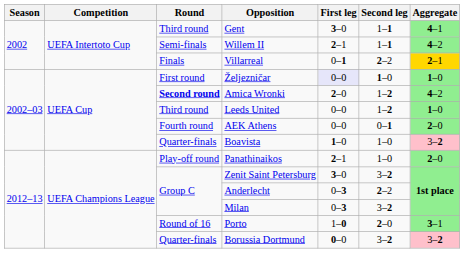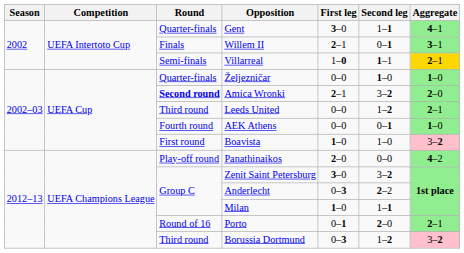(184, 28) Third round -> (188, 28) Quarter-finals
(183, 45) Semi-finals -> (172, 45) Finals
(385, 45) 1–1 -> (385, 45) 0–1
(435, 45) 4–2 -> (435, 45) 3–1
(172, 61) Finals -> (183, 61) Semi-finals
(339, 61) 0–1 -> (339, 61) 1–0
(385, 61) 2–2 -> (385, 61) 1–1
(182, 77) First round -> (188, 77) Quarter-finals
(339, 77) lavender background -> (339, 77) no background
(339, 93) 2–0 -> (339, 93) 2–1
(385, 93) 1–2 -> (385, 93) 3–2
(435, 93) 4–2 -> (435, 93) 2–0
(435, 110) 1–0 -> (435, 110) 2–1
(435, 126) 2–0 -> (435, 126) 1–0
(188, 142) Quarter-finals -> (182, 142) First round
(339, 158) 2–1 -> (339, 158) 2–0
(385, 158) 1–0 -> (385, 158) 0–0
(435, 158) 2–0 -> (435, 158) 4–2
(339, 207) 0–3 -> (339, 207) 1–0
(385, 207) 3–2 -> (385, 207) 1–1
(339, 223) 1–0 -> (339, 223) 0–1
(435, 223) 3–1 -> (435, 223) 2–1
(188, 239) Quarter-finals -> (184, 239) Third round
(339, 239) 0–0 -> (339, 239) 0–3
(385, 239) 3–2 -> (385, 239) 1–2
